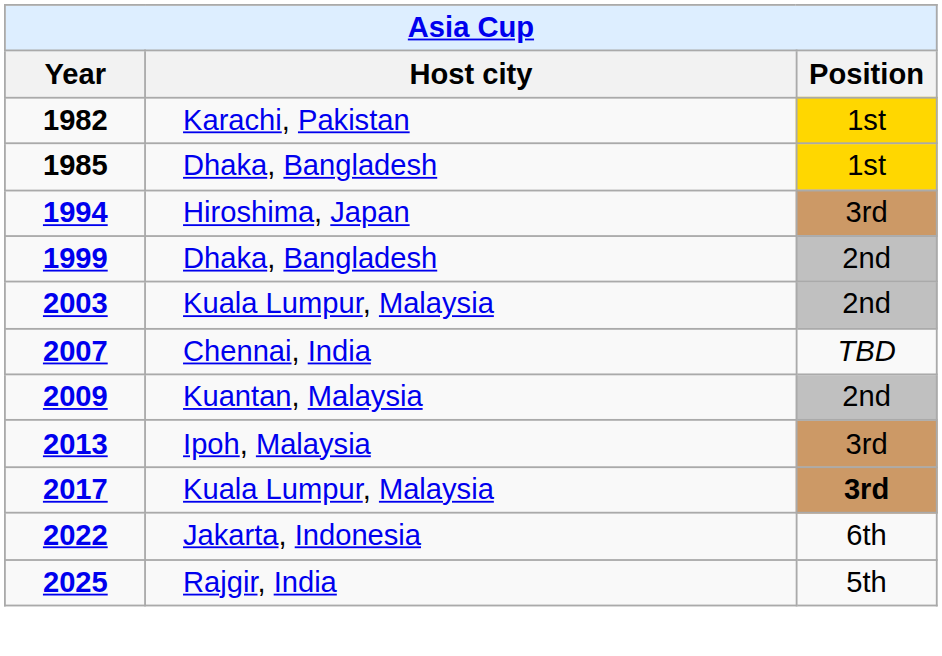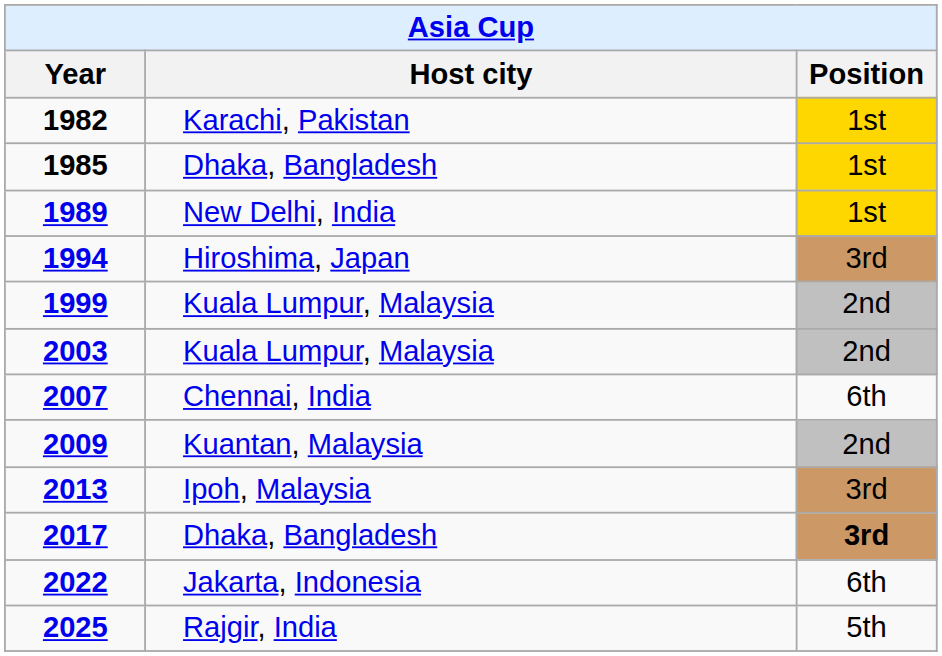+ row: (75, 212)
(310, 258) Dhaka, Bangladesh -> (338, 304) Kuala Lumpur, Malaysia
(867, 350) TBD -> (867, 397) 6th
(338, 489) Kuala Lumpur, Malaysia -> (310, 535) Dhaka, Bangladesh
